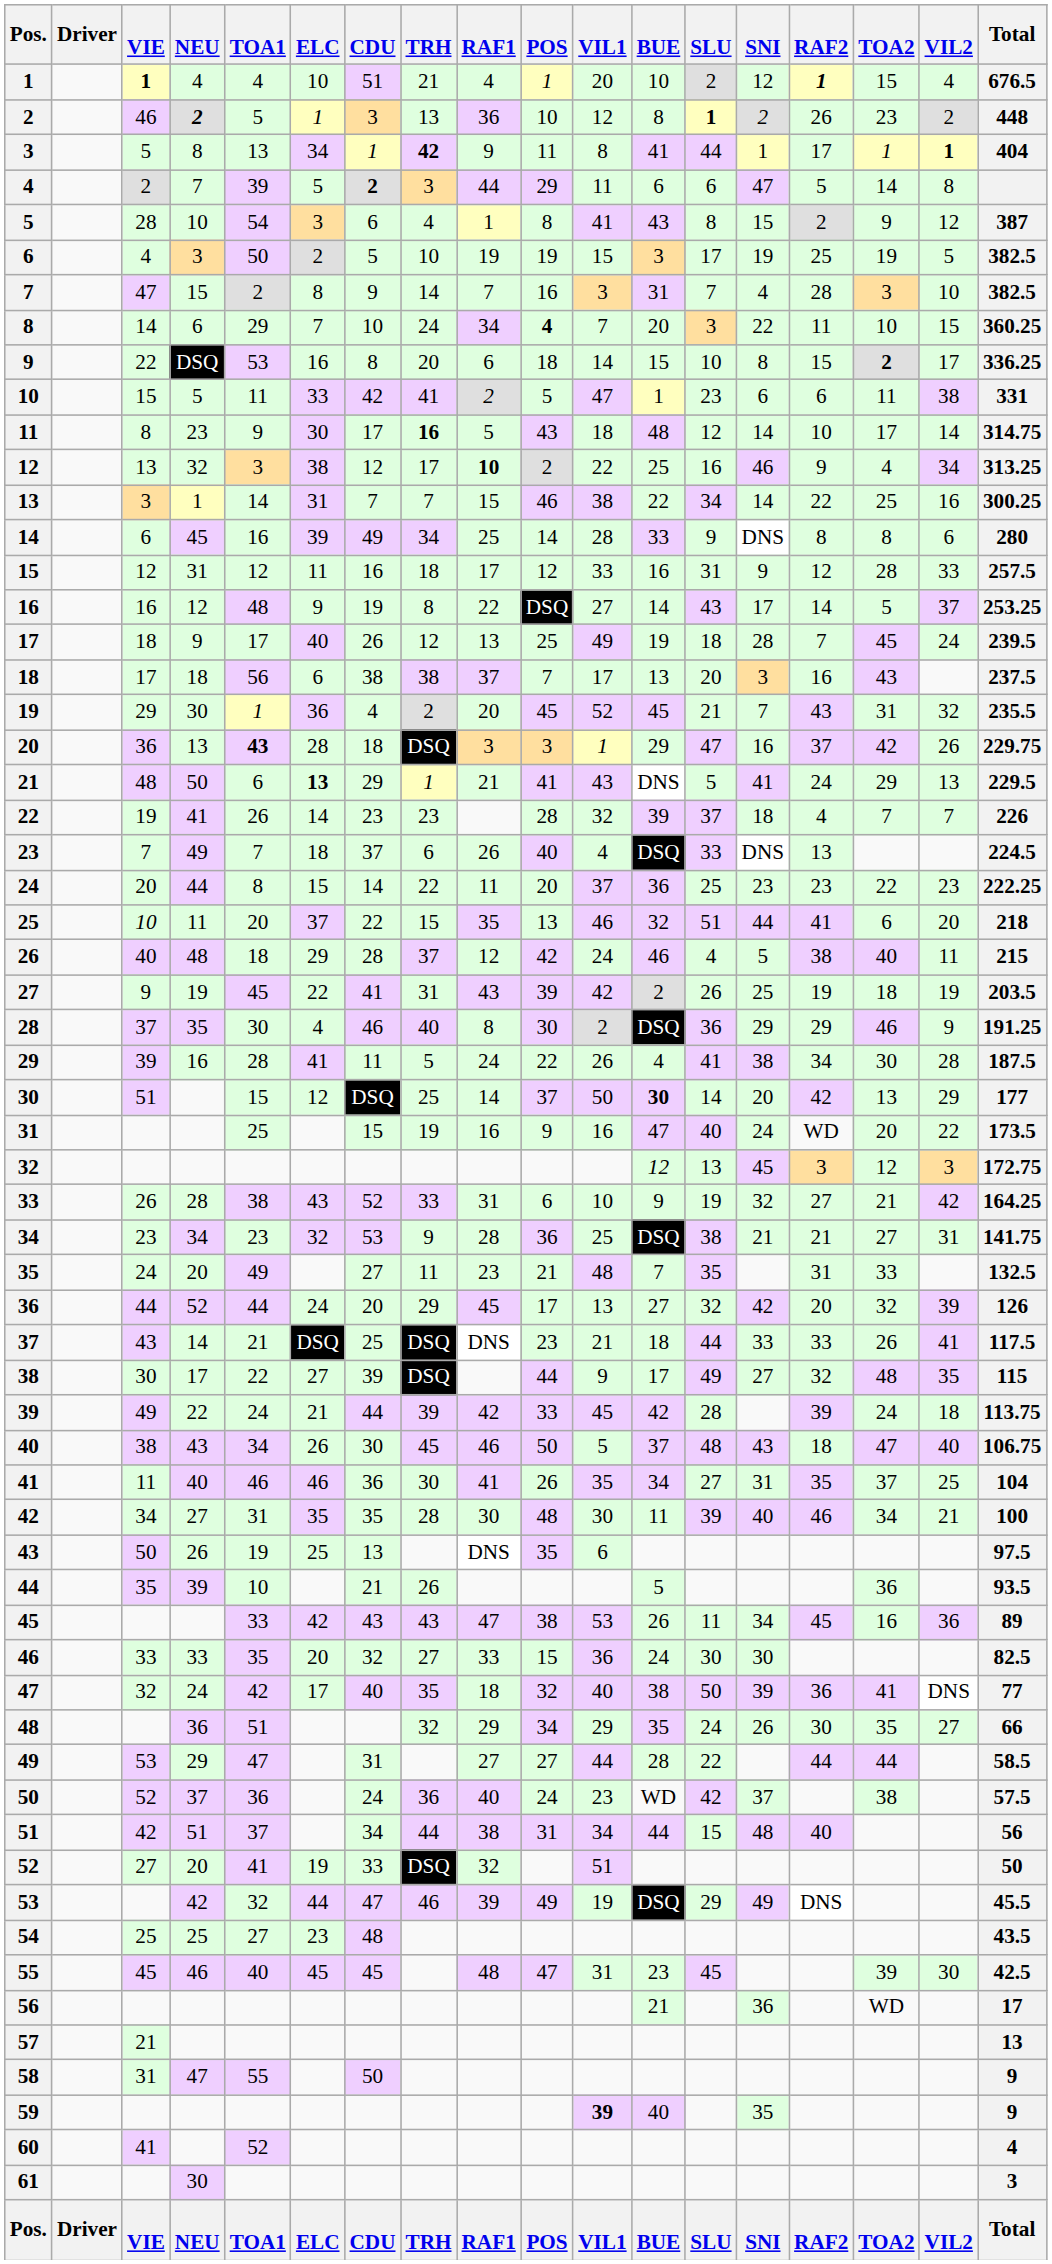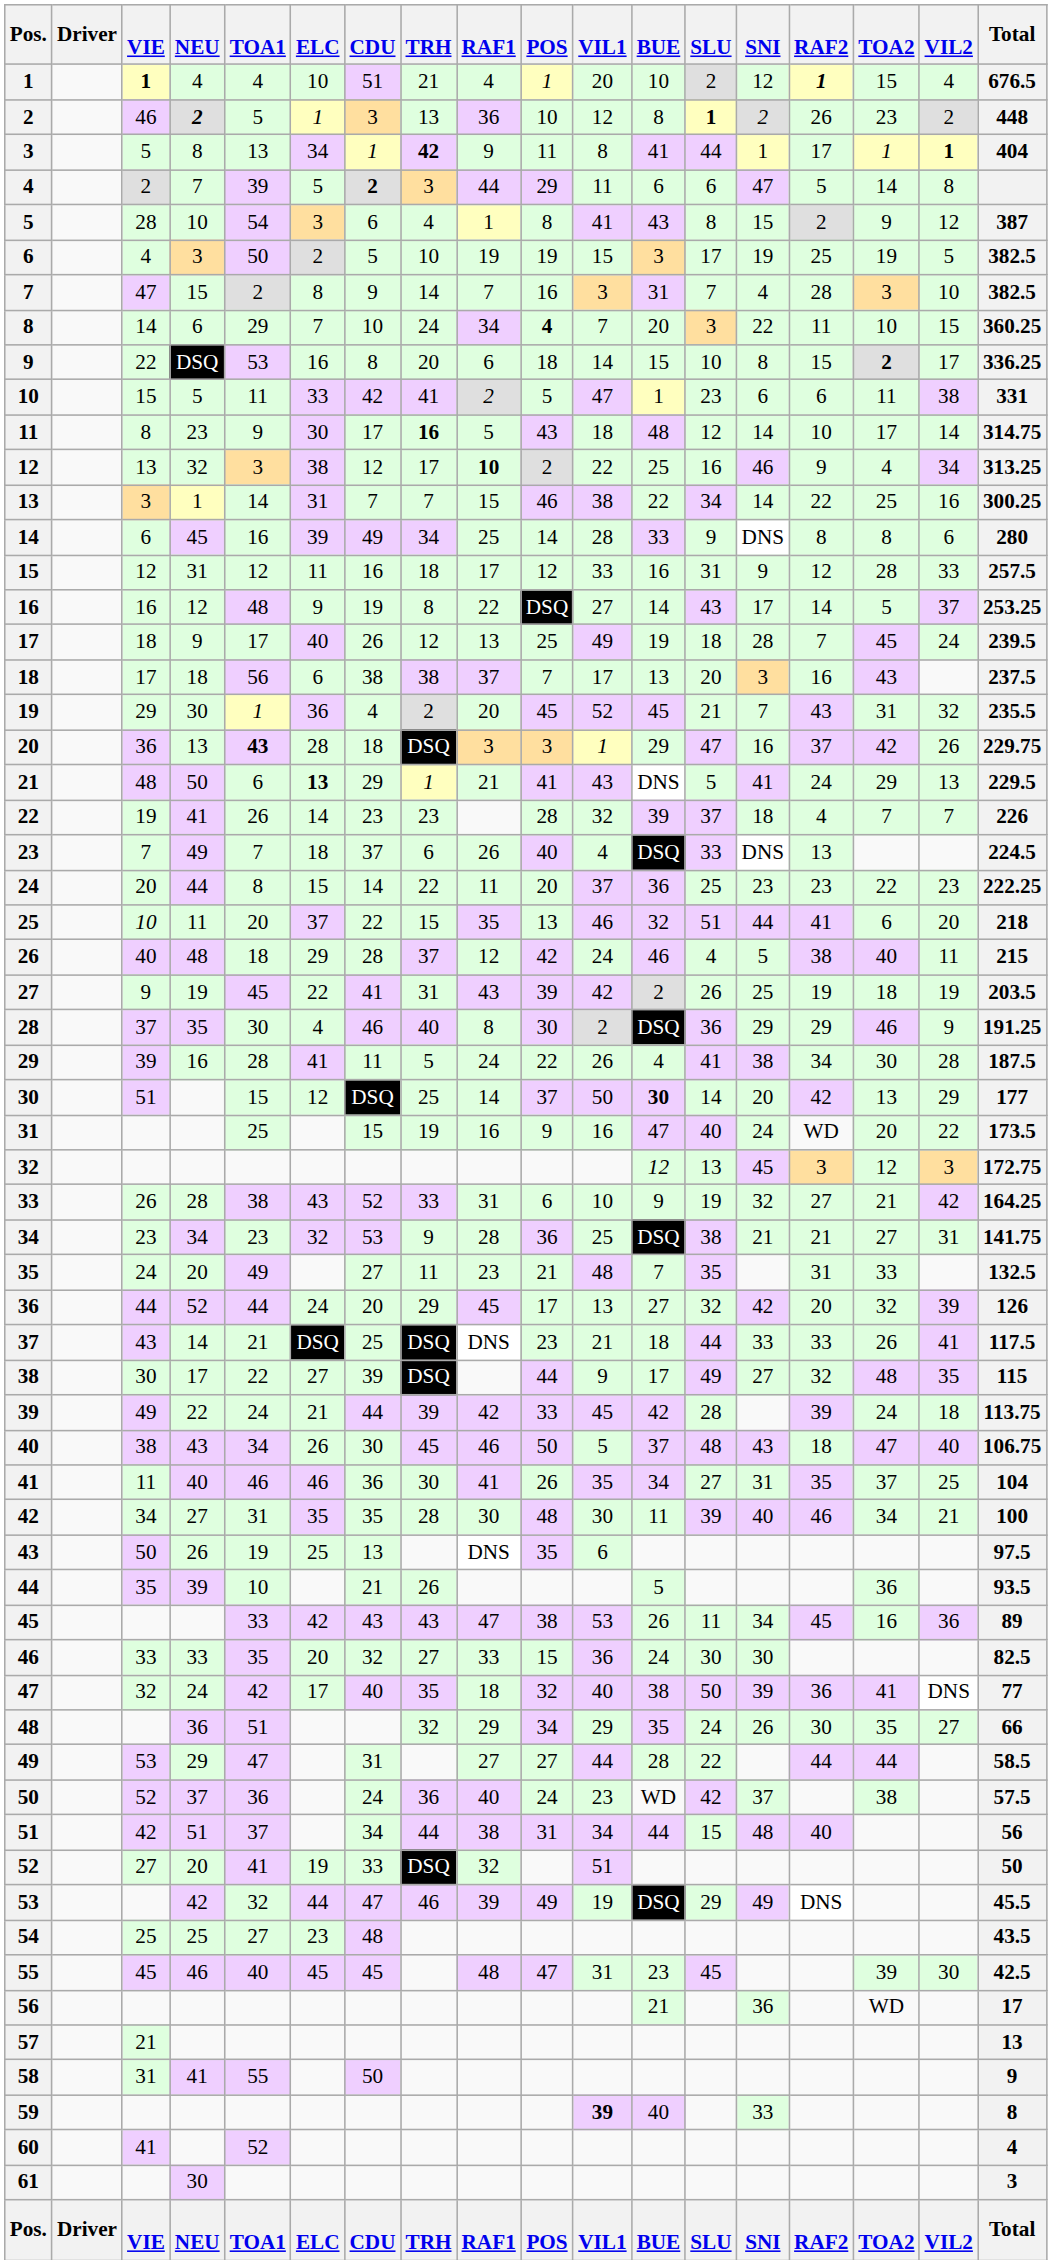(197, 2076) 47 -> (197, 2076) 41
(763, 2111) 35 -> (763, 2111) 33
(1012, 2111) 9 -> (1012, 2111) 8
